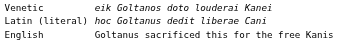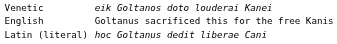rows swapped: (46, 21) <-> (24, 34)
